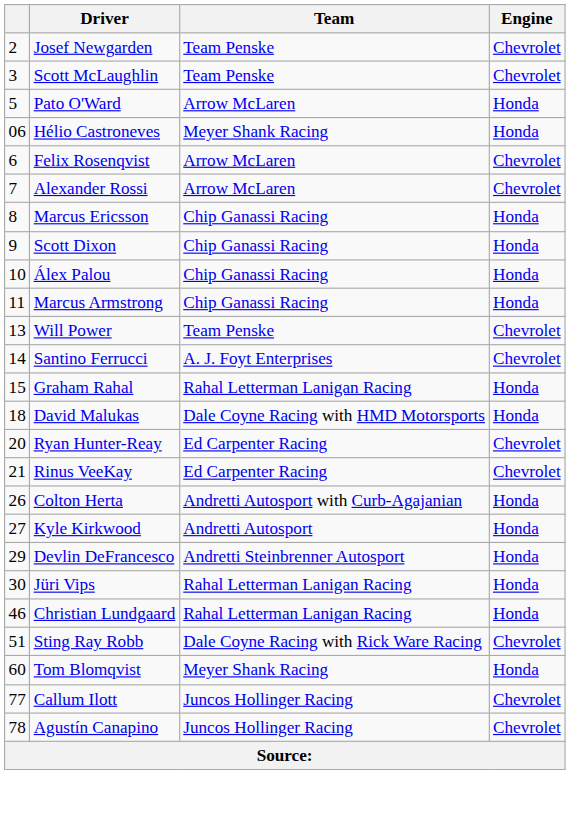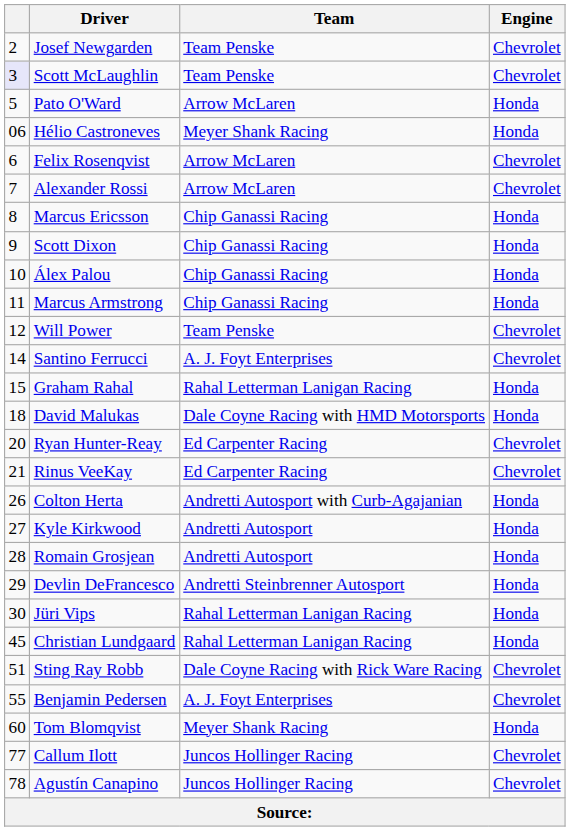(13, 75) no background -> (13, 75) lavender background
(17, 330) 13 -> (17, 330) 12
+ row: (94, 556)
(17, 613) 46 -> (17, 641) 45
+ row: (100, 698)
